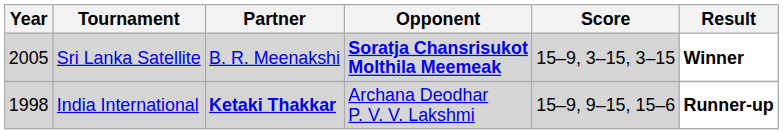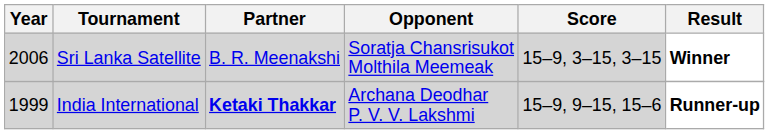(29, 57) 2005 -> (29, 57) 2006
(438, 57) bold -> (431, 57) normal
(29, 105) 1998 -> (29, 105) 1999
